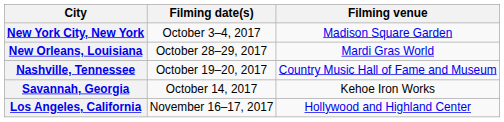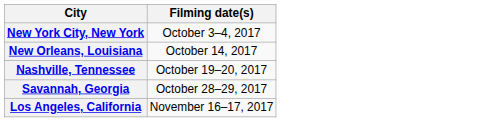- column: (388, 13)
(212, 51) October 28–29, 2017 -> (212, 51) October 14, 2017
(212, 88) October 14, 2017 -> (212, 88) October 28–29, 2017
